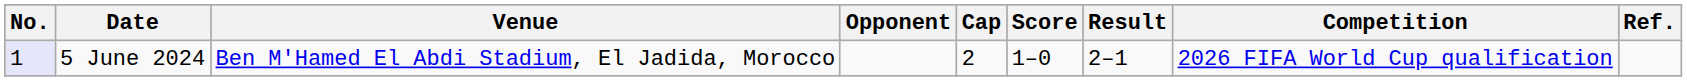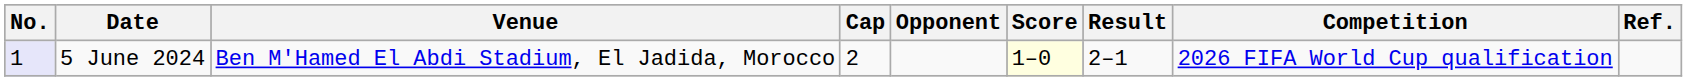columns swapped: (981, 23) <-> (898, 23)
(1031, 59) no background -> (1031, 59) lightyellow background
